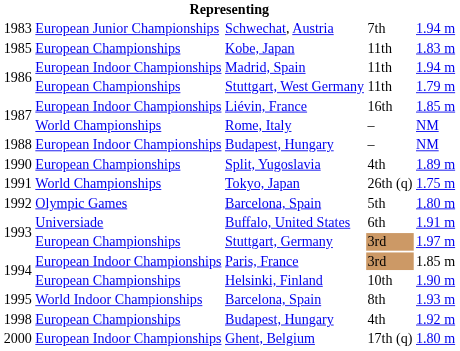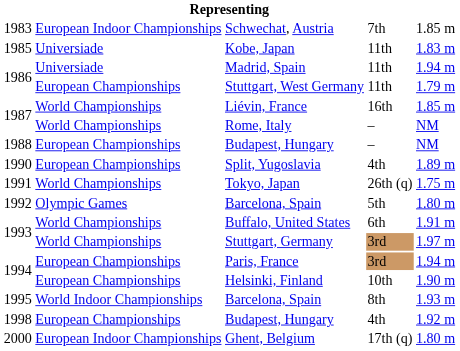(127, 28) European Junior Championships -> (128, 28) European Indoor Championships
(436, 28) 1.94 m -> (436, 28) 1.85 m
(108, 48) European Championships -> (69, 48) Universiade
(128, 67) European Indoor Championships -> (69, 67) Universiade
(128, 106) European Indoor Championships -> (98, 106) World Championships
(128, 145) European Indoor Championships -> (108, 145) European Championships
(69, 222) Universiade -> (98, 222) World Championships
(108, 241) European Championships -> (98, 241) World Championships
(128, 261) European Indoor Championships -> (108, 261) European Championships
(436, 261) 1.85 m -> (436, 261) 1.94 m
